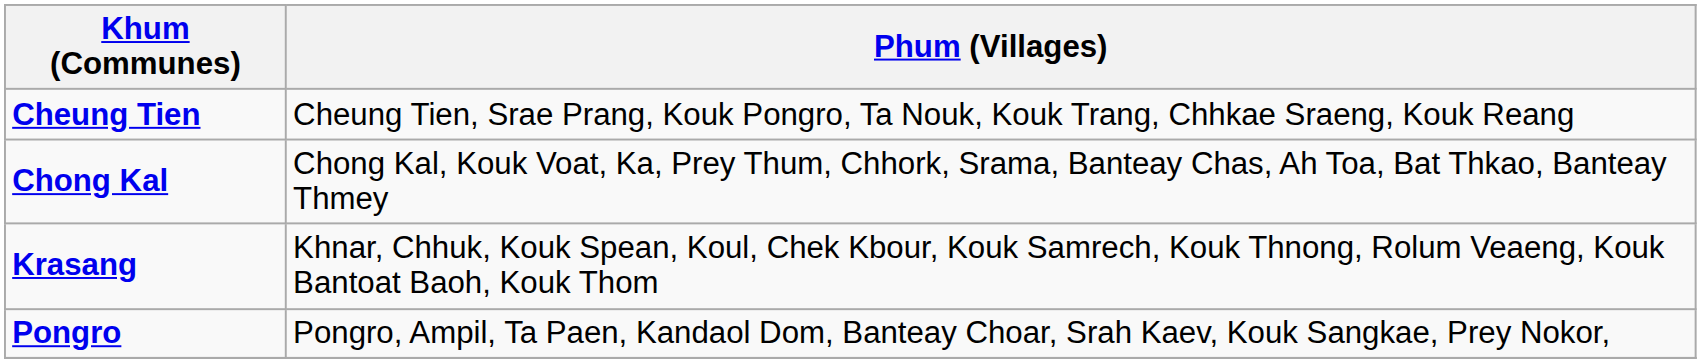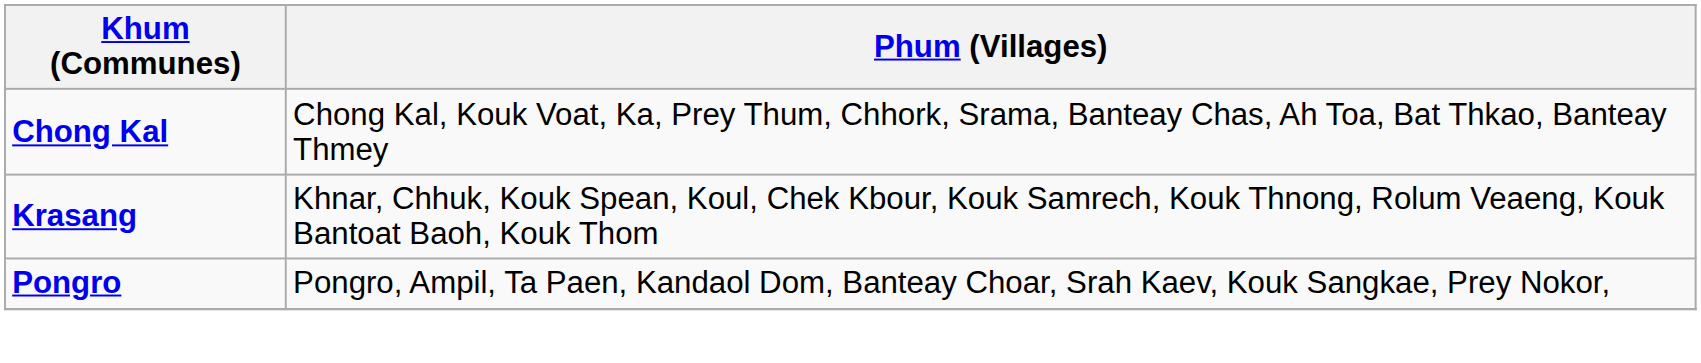- row: (106, 113)
